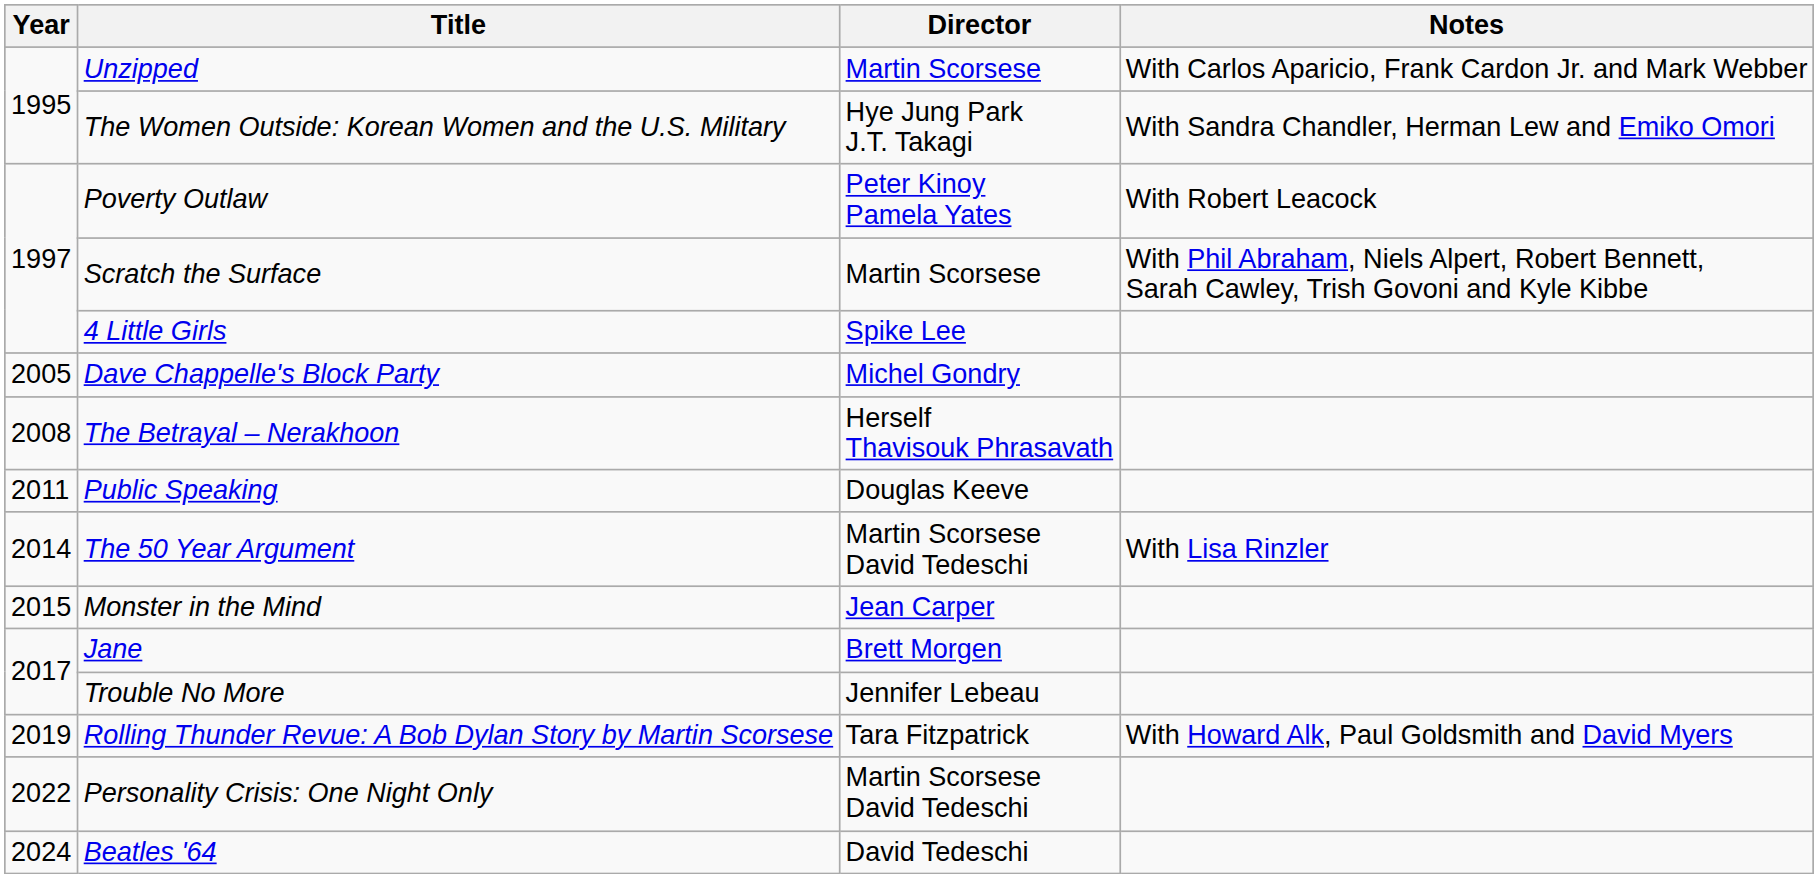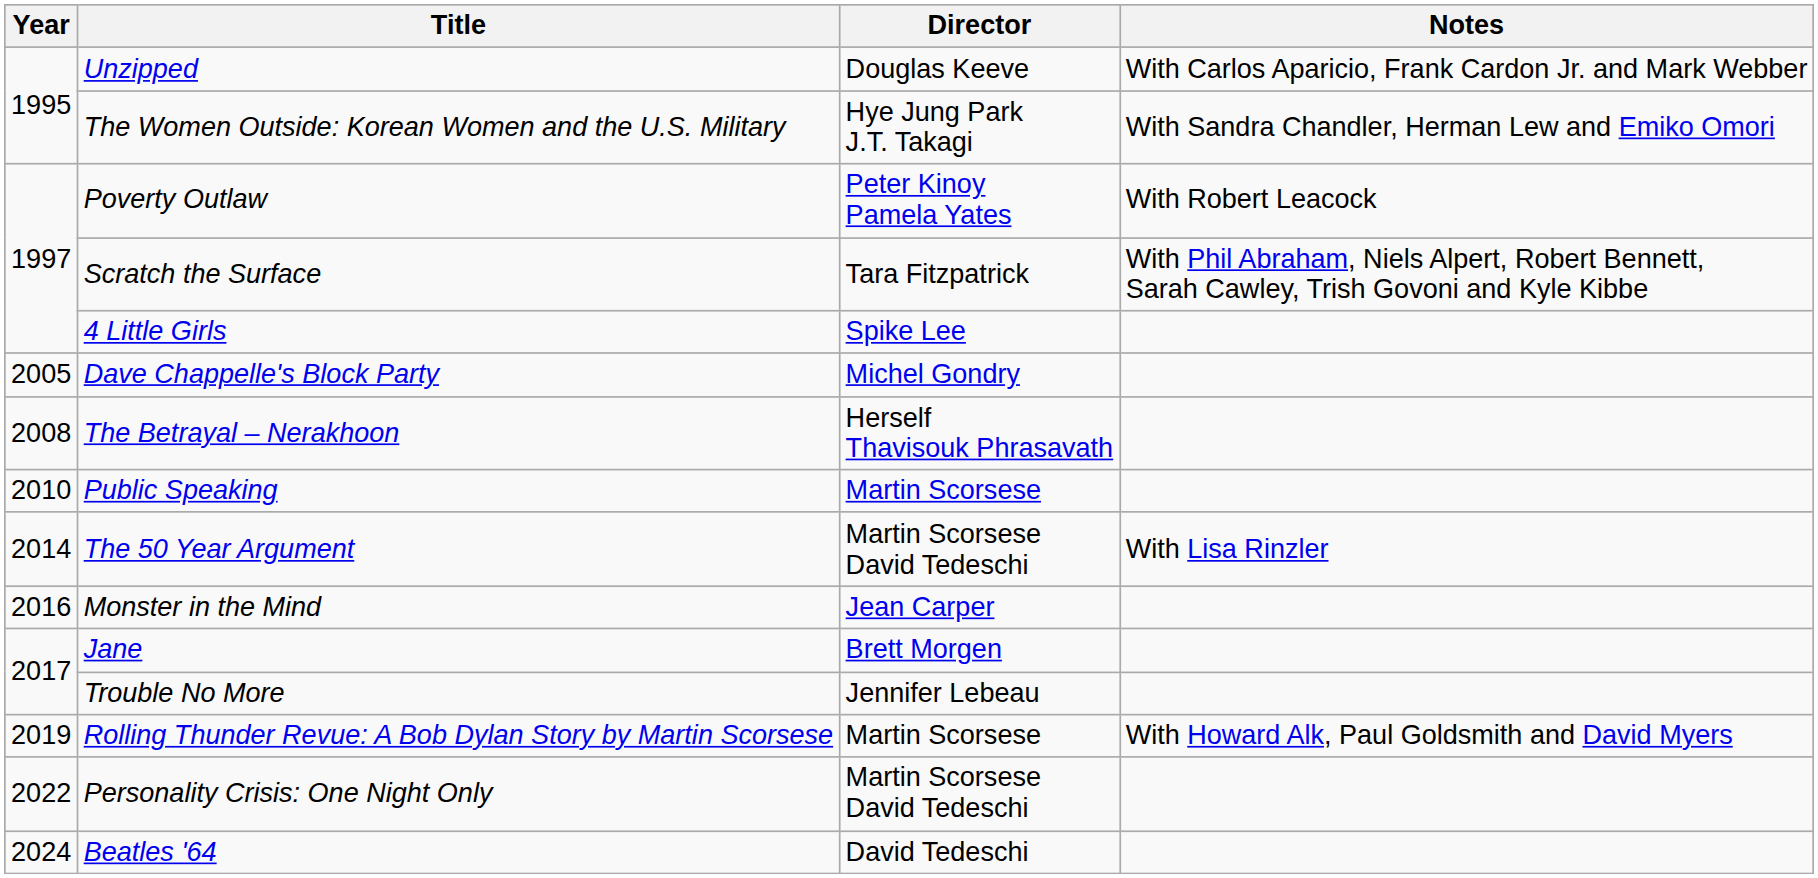(943, 68) Martin Scorsese -> (937, 68) Douglas Keeve
(943, 273) Martin Scorsese -> (937, 273) Tara Fitzpatrick
(40, 490) 2011 -> (41, 490) 2010
(937, 490) Douglas Keeve -> (943, 490) Martin Scorsese
(41, 606) 2015 -> (41, 606) 2016
(937, 735) Tara Fitzpatrick -> (943, 735) Martin Scorsese
